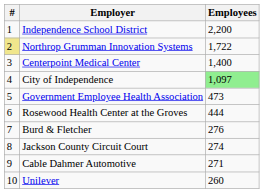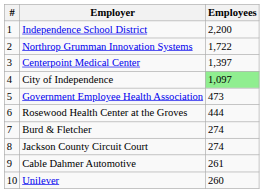(9, 46) khaki background -> (9, 46) no background
(220, 63) 1,400 -> (220, 63) 1,397
(216, 130) 276 -> (216, 130) 274
(216, 163) 271 -> (216, 163) 261
